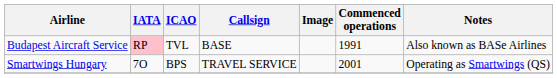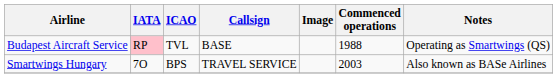(350, 45) 1991 -> (350, 45) 1988
(476, 45) Also known as BASe Airlines -> (478, 45) Operating as Smartwings (QS)
(350, 63) 2001 -> (350, 63) 2003
(478, 63) Operating as Smartwings (QS) -> (476, 63) Also known as BASe Airlines
